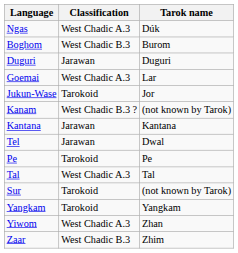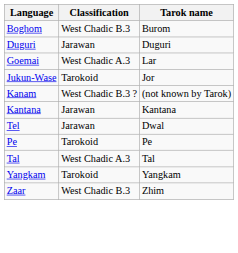- row: (17, 28)
- row: (14, 191)
- row: (22, 223)
